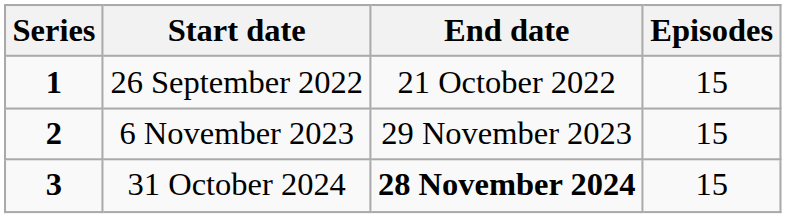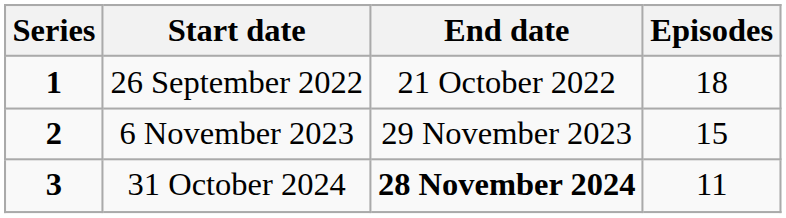(712, 81) 15 -> (712, 81) 18
(712, 184) 15 -> (712, 184) 11
